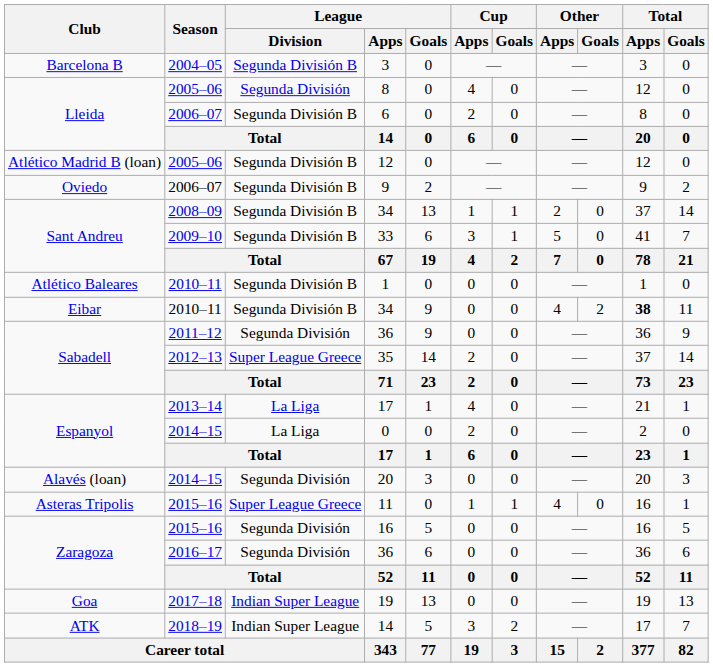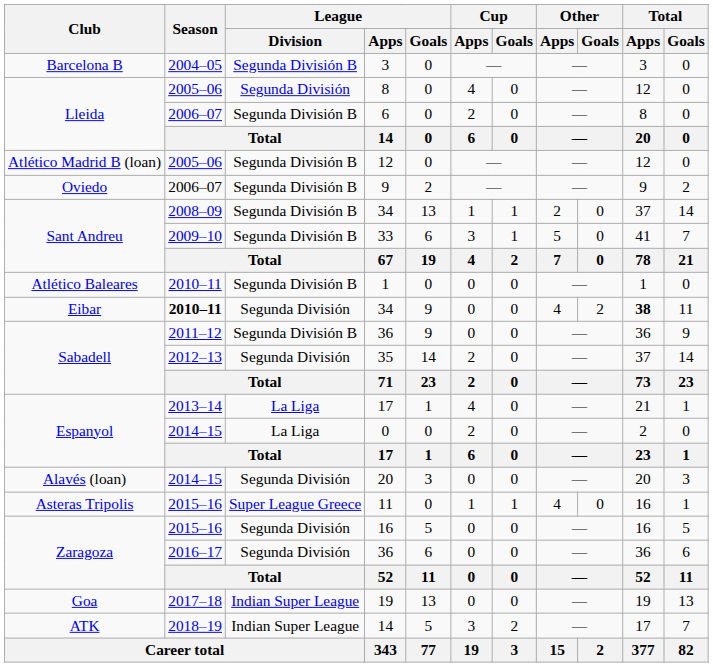(195, 308) normal -> (195, 308) bold
(295, 308) Segunda División B -> (295, 308) Segunda División
(295, 333) Segunda División -> (295, 333) Segunda División B
(295, 357) Super League Greece -> (295, 357) Segunda División
